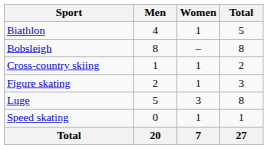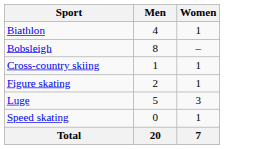- column: (241, 13)
